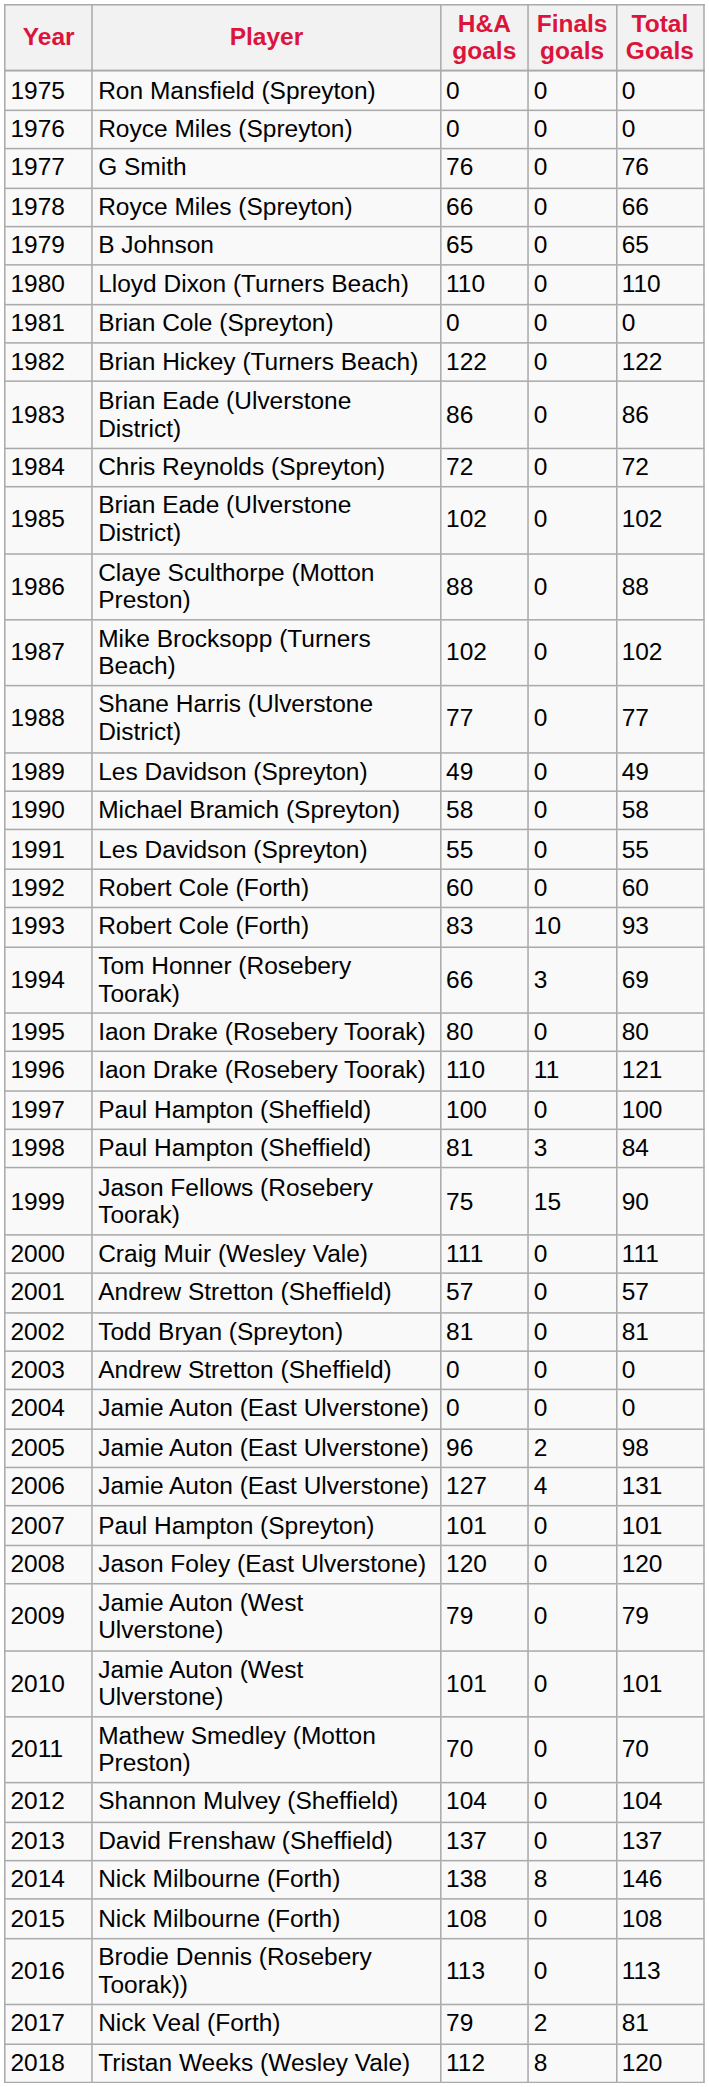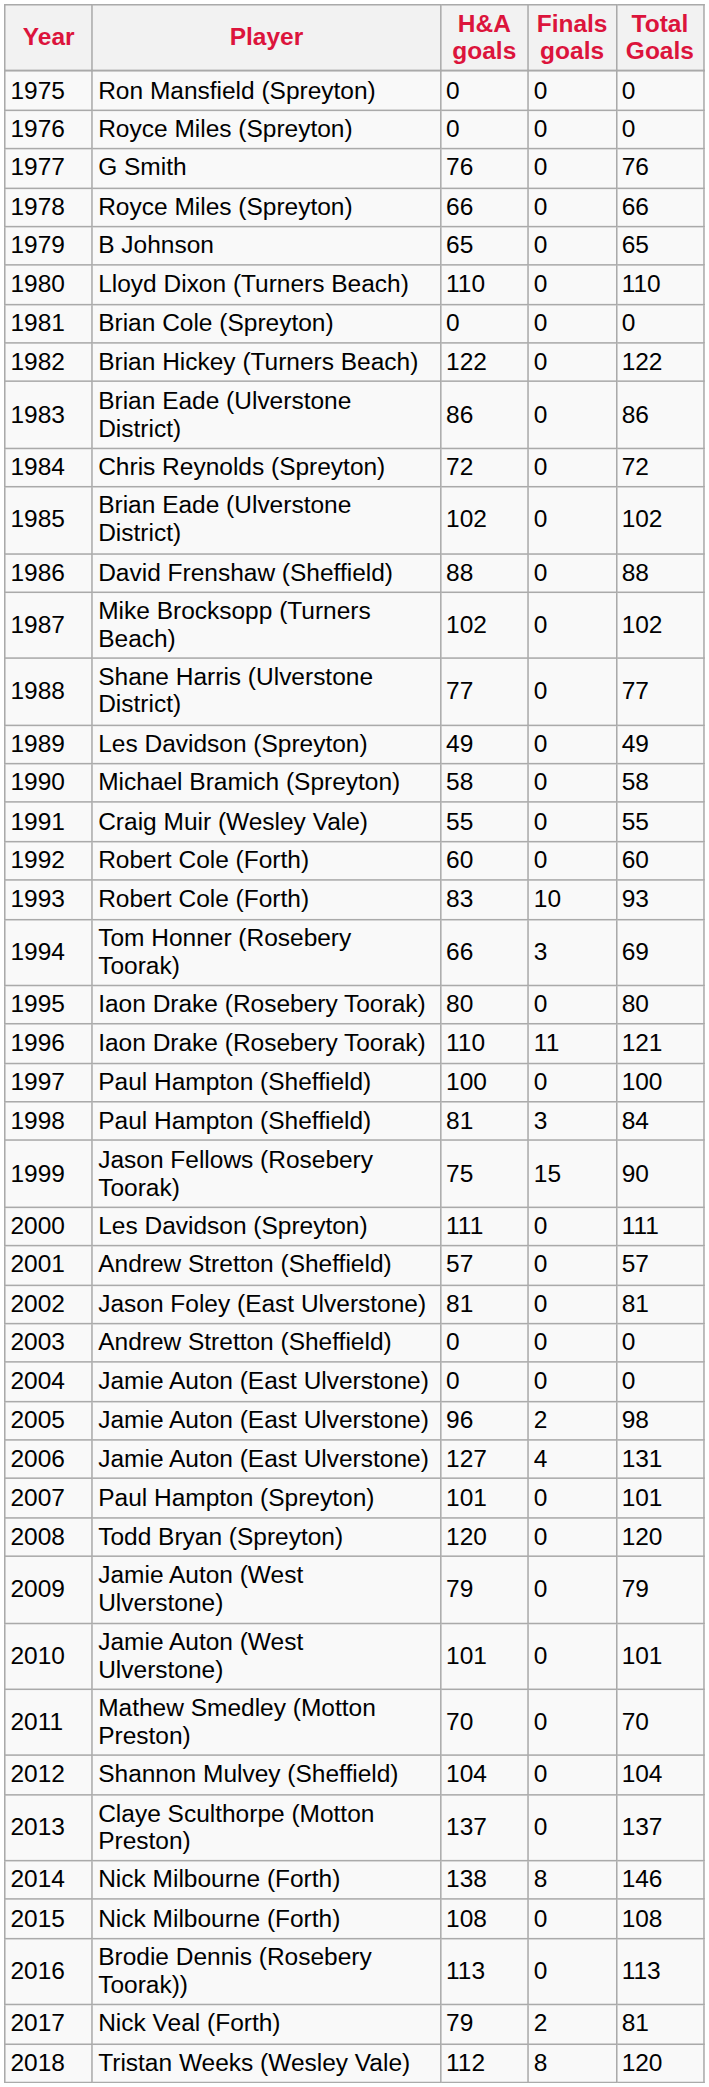(236, 586) Claye Sculthorpe (Motton Preston) -> (246, 572) David Frenshaw (Sheffield)
(233, 849) Les Davidson (Spreyton) -> (233, 821) Craig Muir (Wesley Vale)
(233, 1253) Craig Muir (Wesley Vale) -> (233, 1226) Les Davidson (Spreyton)
(221, 1331) Todd Bryan (Spreyton) -> (262, 1303) Jason Foley (East Ulverstone)
(262, 1564) Jason Foley (East Ulverstone) -> (221, 1536) Todd Bryan (Spreyton)
(246, 1840) David Frenshaw (Sheffield) -> (236, 1827) Claye Sculthorpe (Motton Preston)
